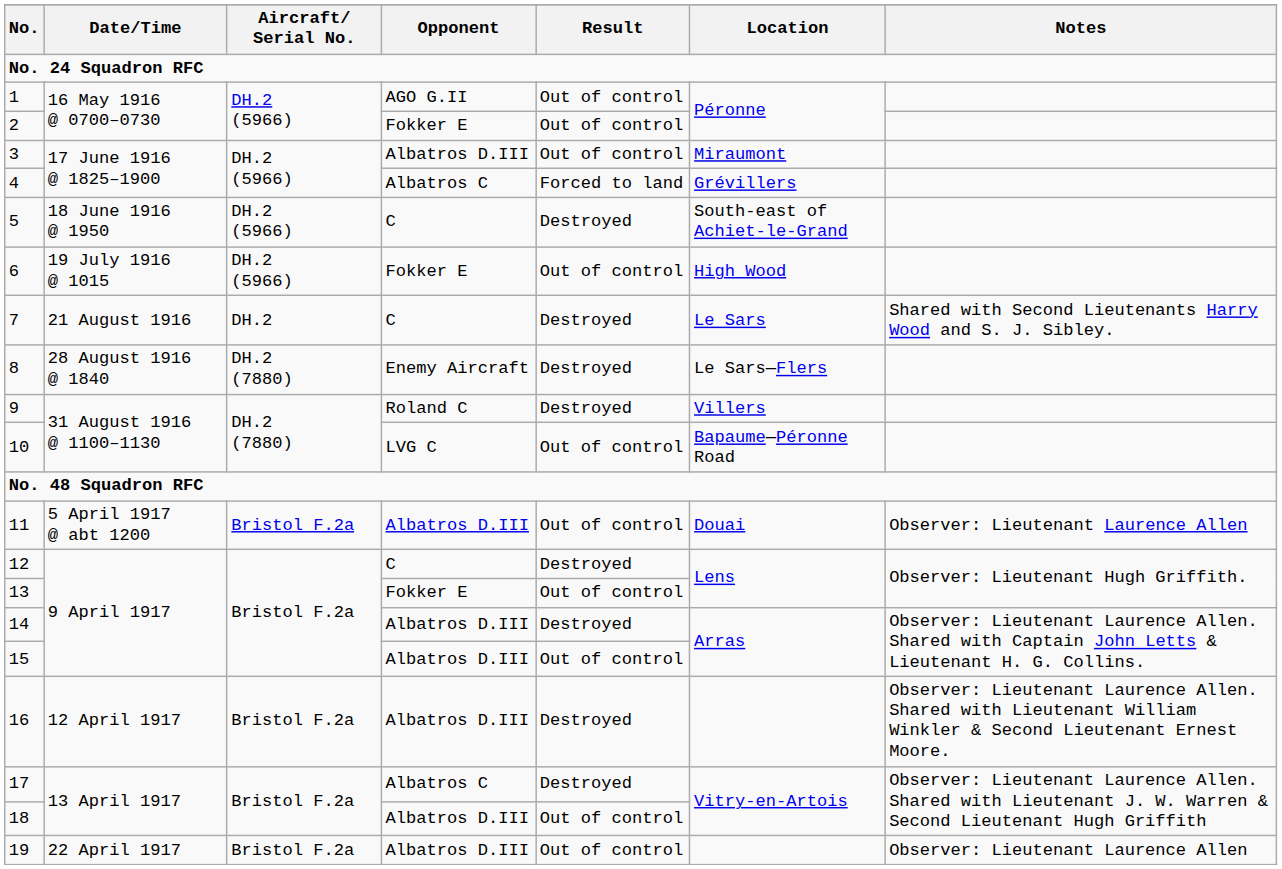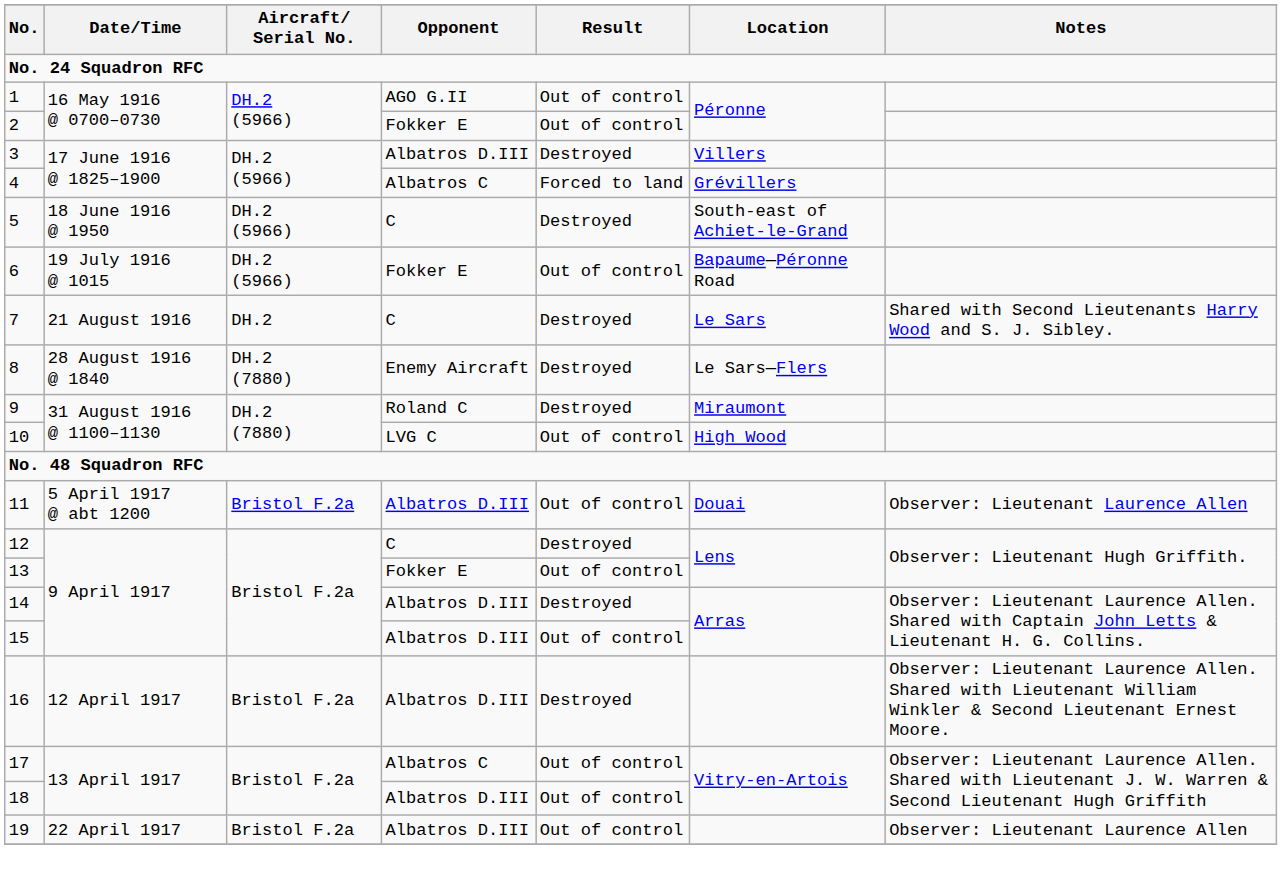(612, 154) Out of control -> (586, 154) Destroyed
(740, 154) Miraumont -> (730, 154) Villers
(740, 271) High Wood -> (771, 271) Bapaume—Péronne Road
(730, 408) Villers -> (740, 408) Miraumont
(771, 447) Bapaume—Péronne Road -> (740, 437) High Wood
(586, 784) Destroyed -> (612, 763) Out of control
